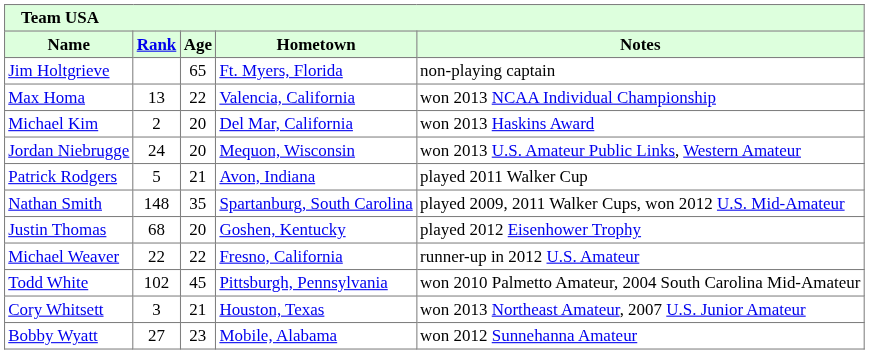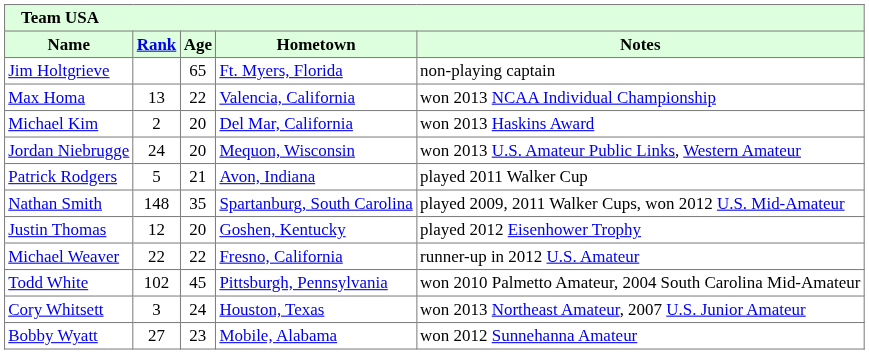(156, 229) 68 -> (156, 229) 12
(198, 309) 21 -> (198, 309) 24
